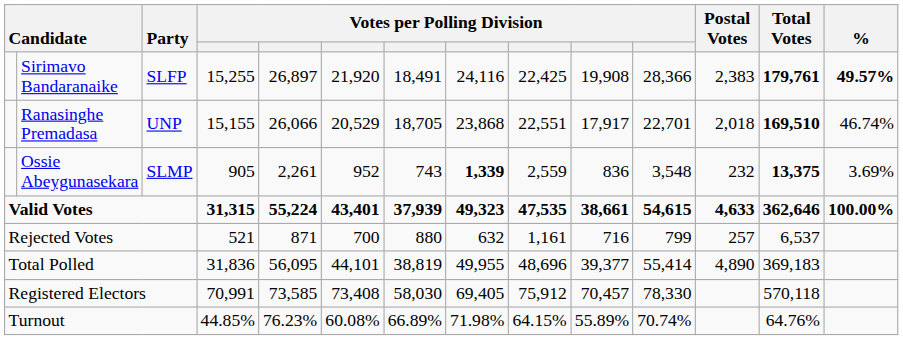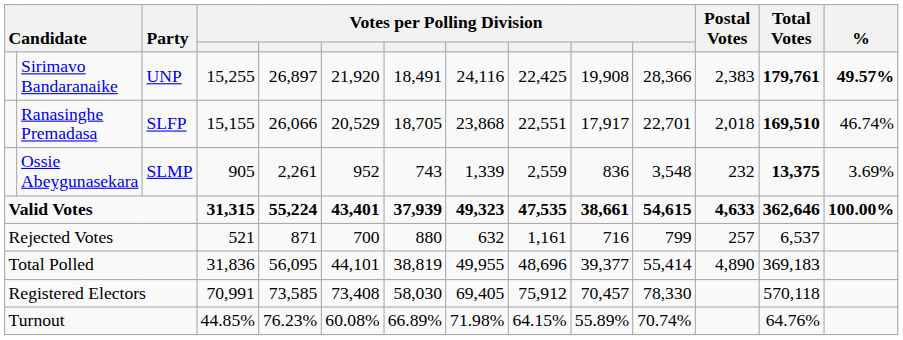(167, 76) SLFP -> (164, 76) UNP
(164, 123) UNP -> (167, 123) SLFP
(485, 171) bold -> (485, 171) normal
